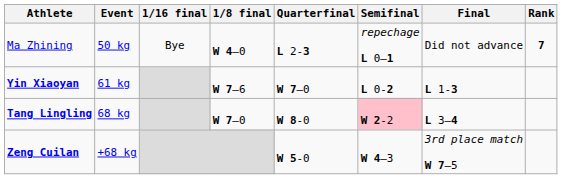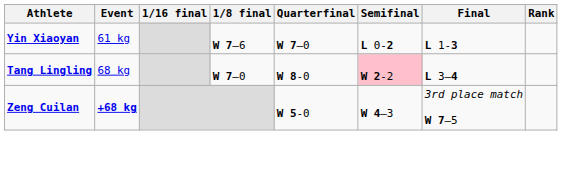- row: (40, 45)
(117, 152) normal -> (117, 107) bold
